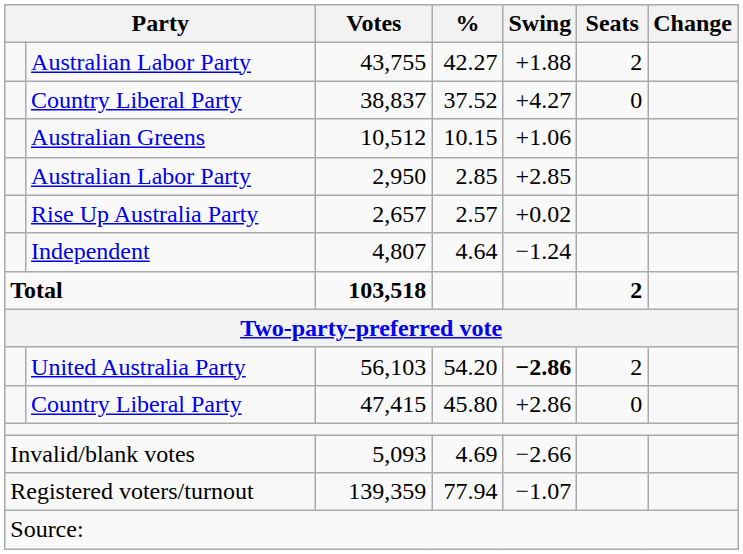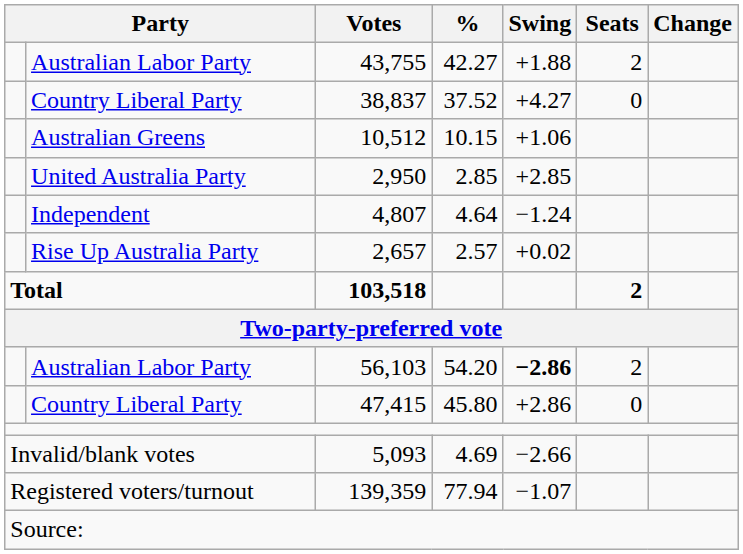(141, 175) Australian Labor Party -> (138, 175) United Australia Party
rows swapped: (399, 213) <-> (399, 251)
(138, 366) United Australia Party -> (141, 366) Australian Labor Party
